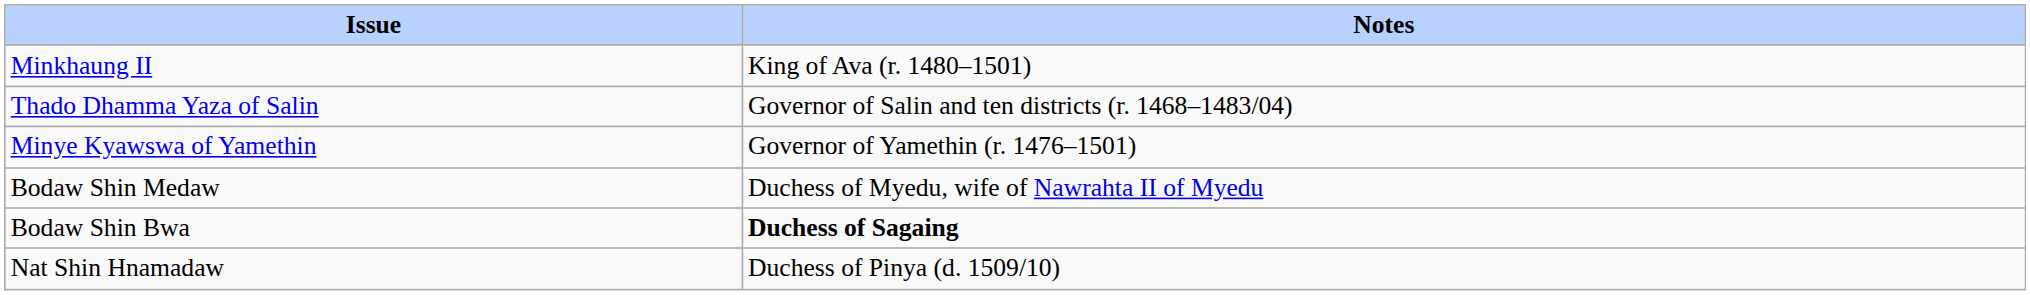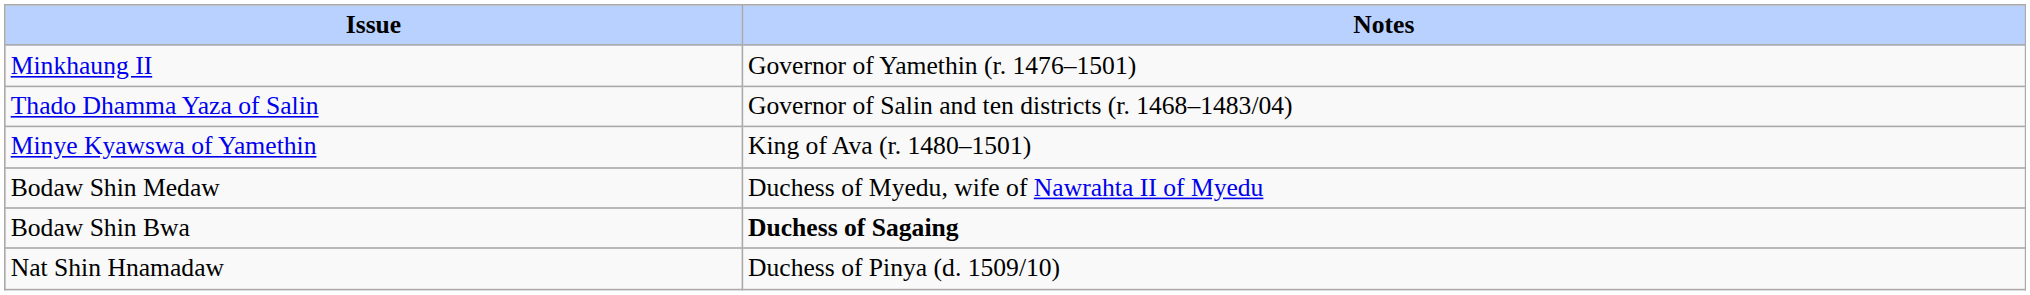(890, 65) King of Ava (r. 1480–1501) -> (942, 65) Governor of Yamethin (r. 1476–1501)
(942, 146) Governor of Yamethin (r. 1476–1501) -> (890, 146) King of Ava (r. 1480–1501)
